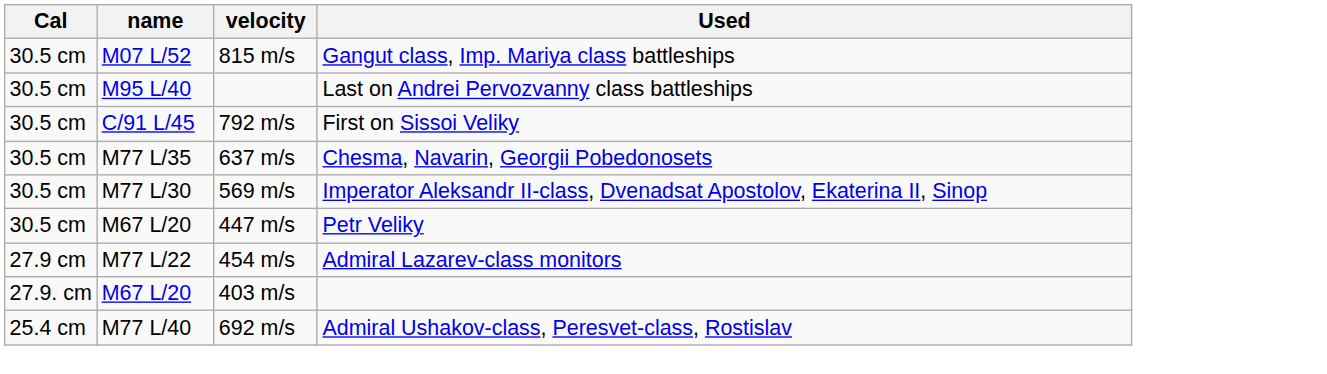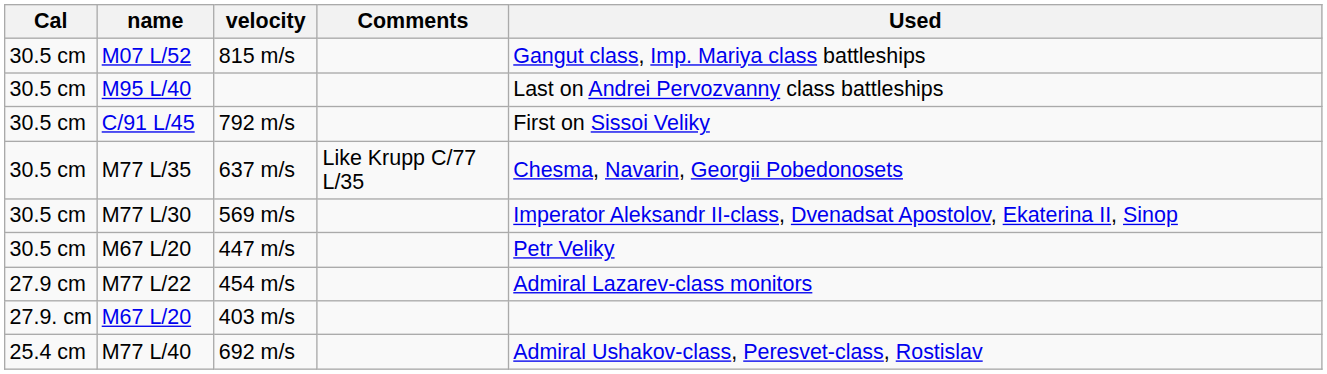+ column: (413, 21)
